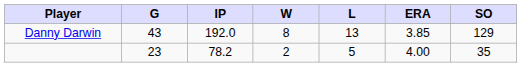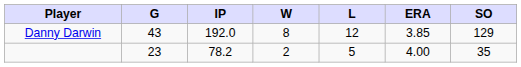(352, 33) 13 -> (352, 33) 12
